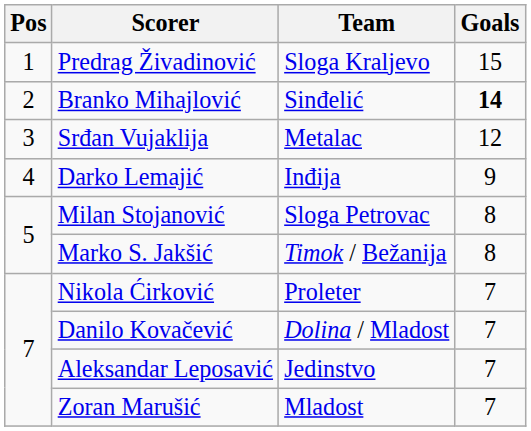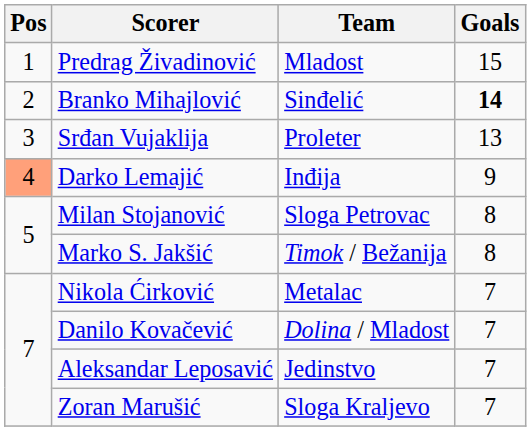(357, 61) Sloga Kraljevo -> (324, 61) Mladost
(323, 138) Metalac -> (322, 138) Proleter
(490, 138) 12 -> (490, 138) 13
(28, 176) no background -> (28, 176) lightsalmon background
(322, 291) Proleter -> (323, 291) Metalac
(324, 406) Mladost -> (357, 406) Sloga Kraljevo
